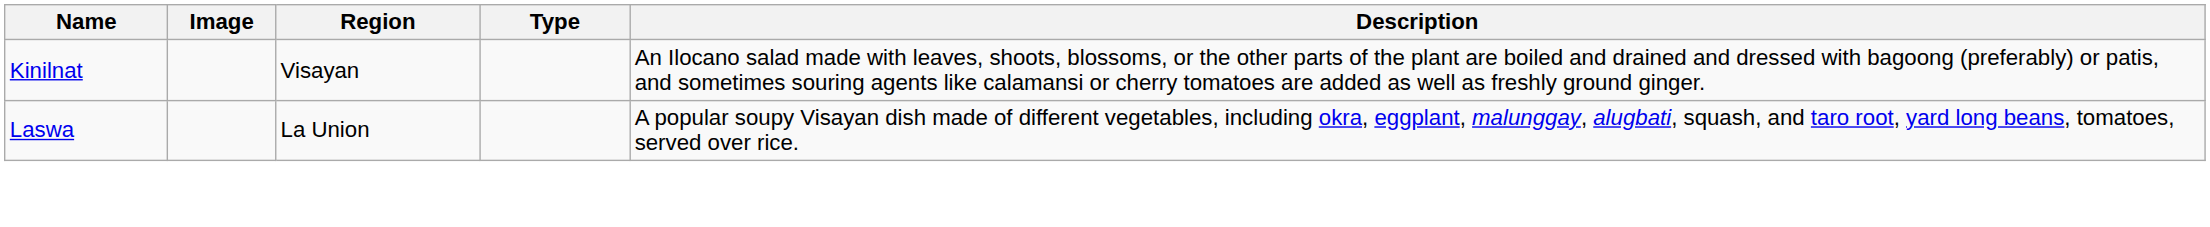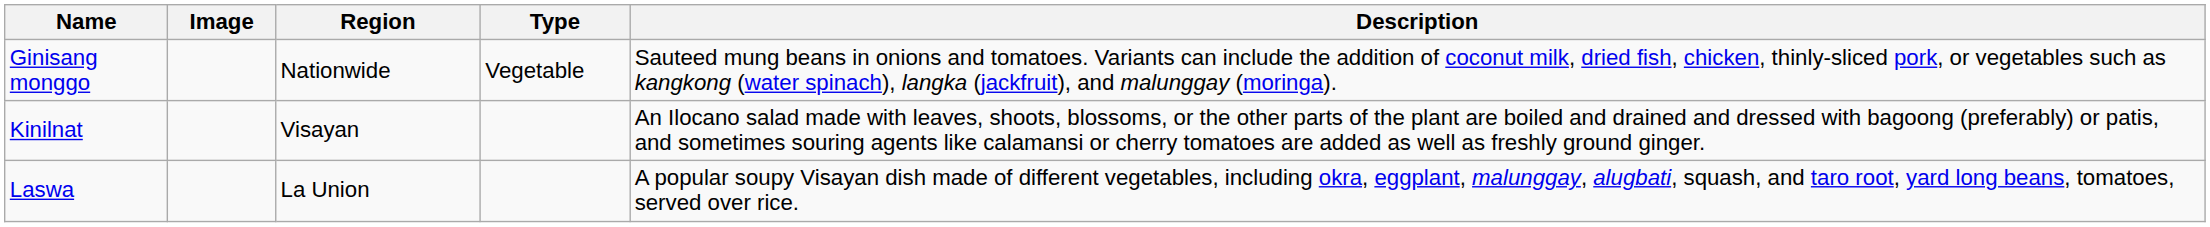+ row: (54, 69)
